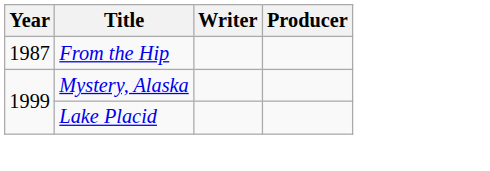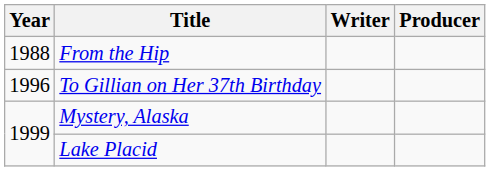(30, 52) 1987 -> (30, 52) 1988
+ row: (190, 85)
